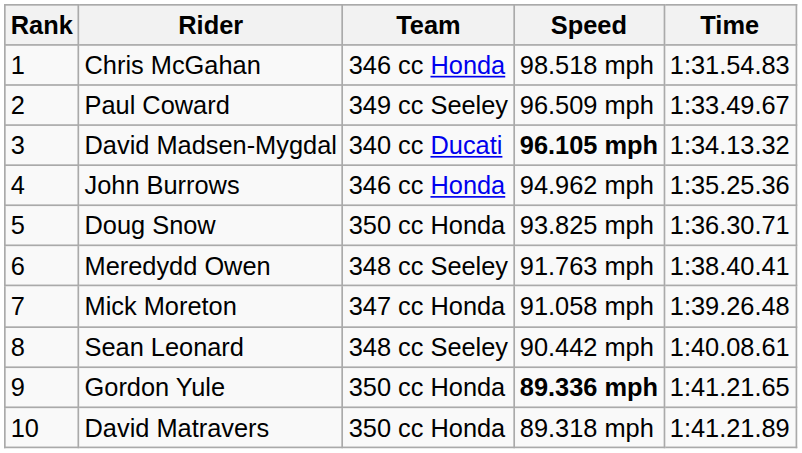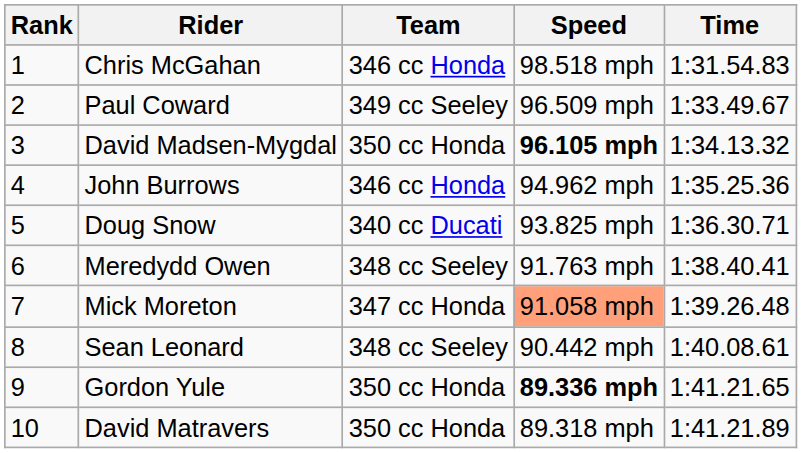(426, 146) 340 cc Ducati -> (427, 146) 350 cc Honda
(427, 226) 350 cc Honda -> (426, 226) 340 cc Ducati
(587, 306) no background -> (587, 306) lightsalmon background
